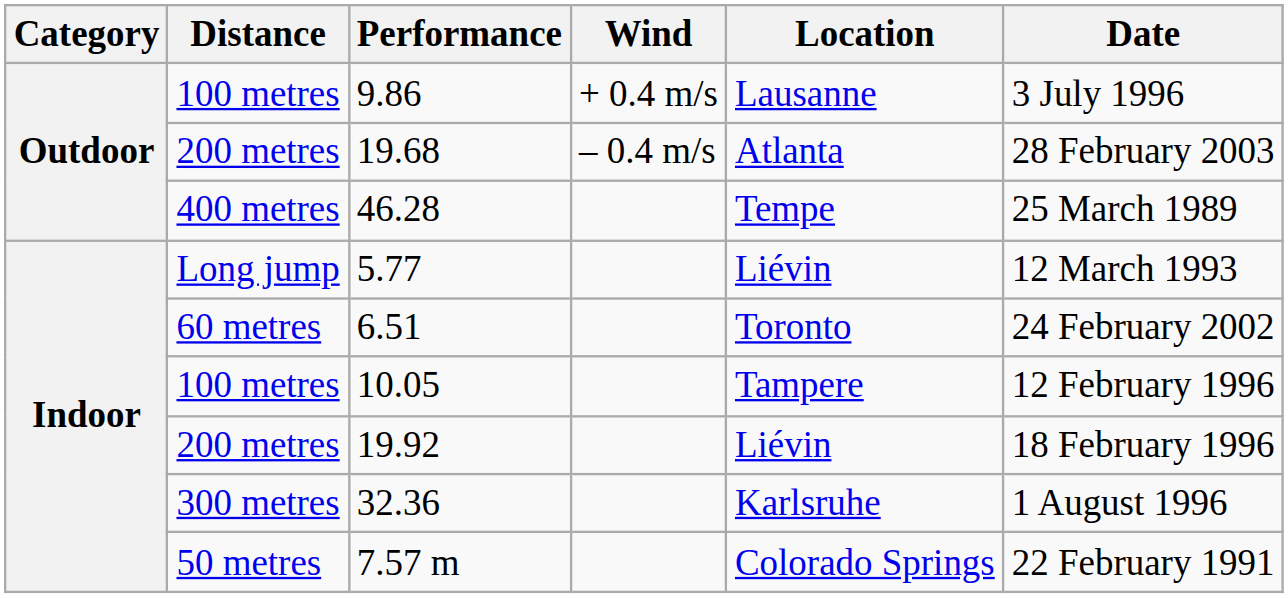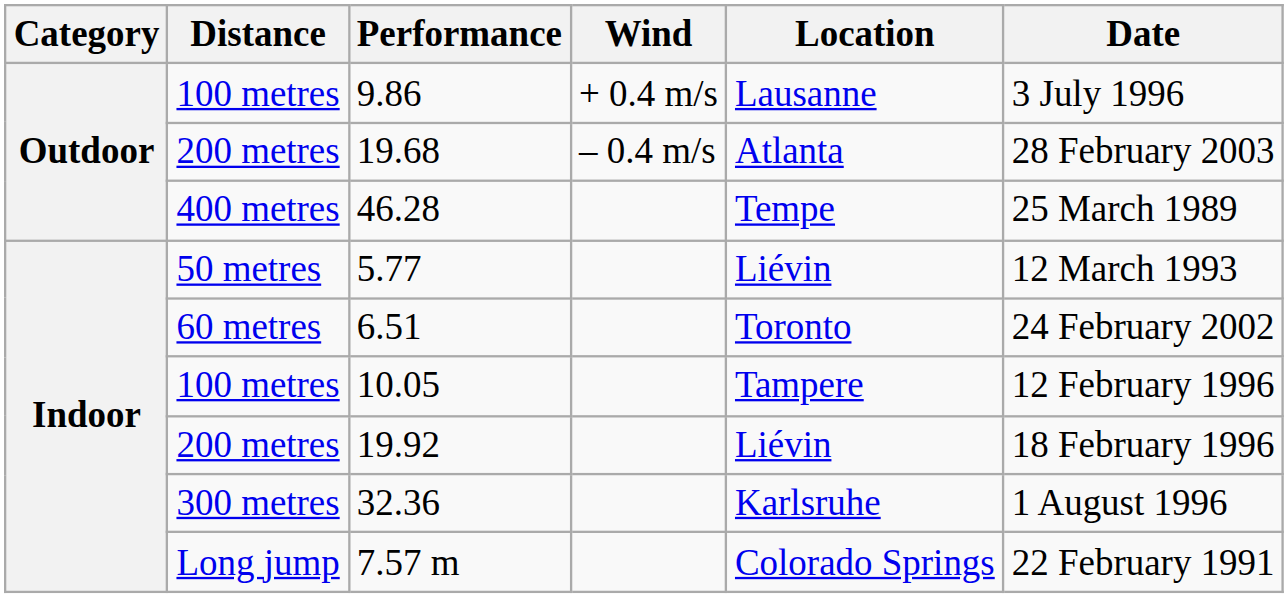(258, 268) Long jump -> (249, 268) 50 metres
(249, 561) 50 metres -> (258, 561) Long jump
